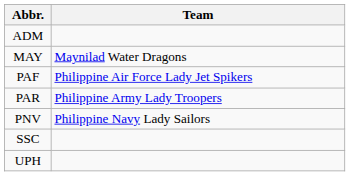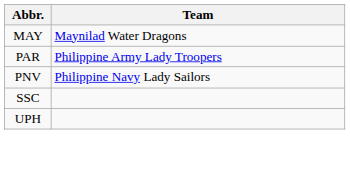- row: (28, 35)
- row: (28, 77)
